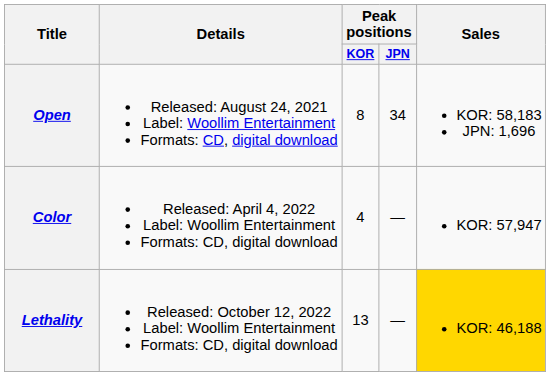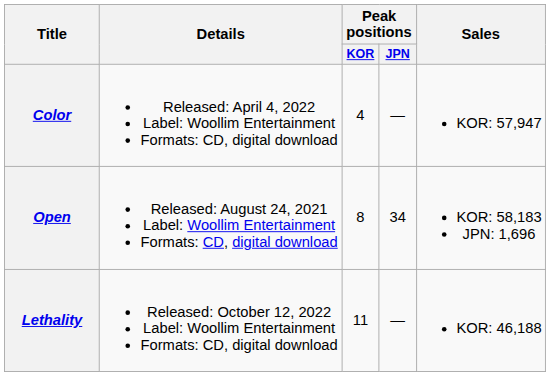rows swapped: (52, 115) <-> (52, 217)
(360, 320) 13 -> (360, 320) 11
(481, 329) gold background -> (481, 329) no background
